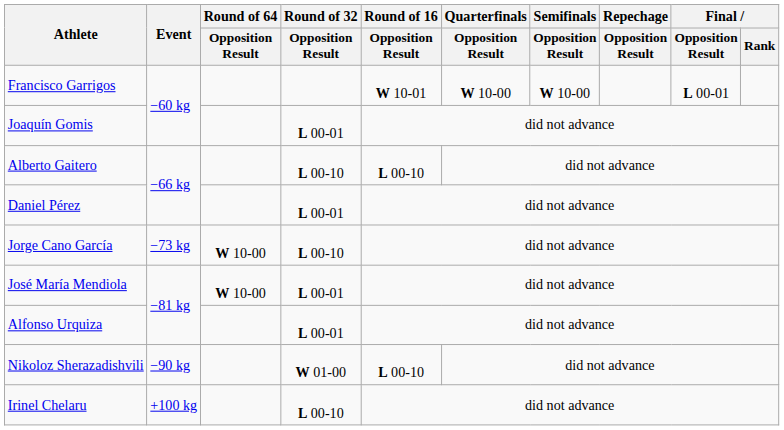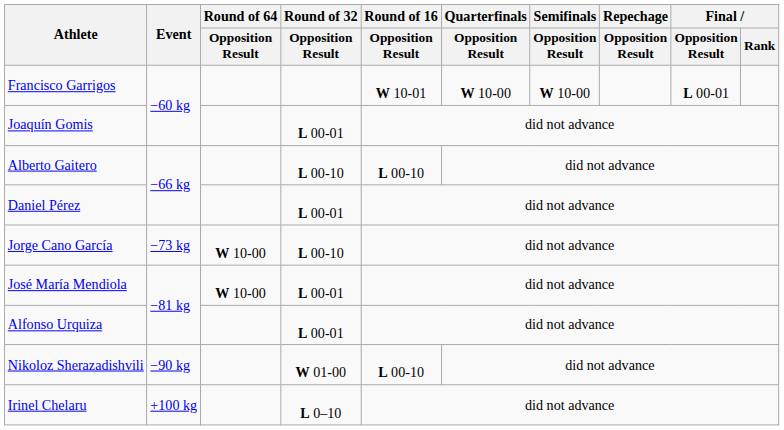(321, 413) L 00-10 -> (321, 413) L 0–10
